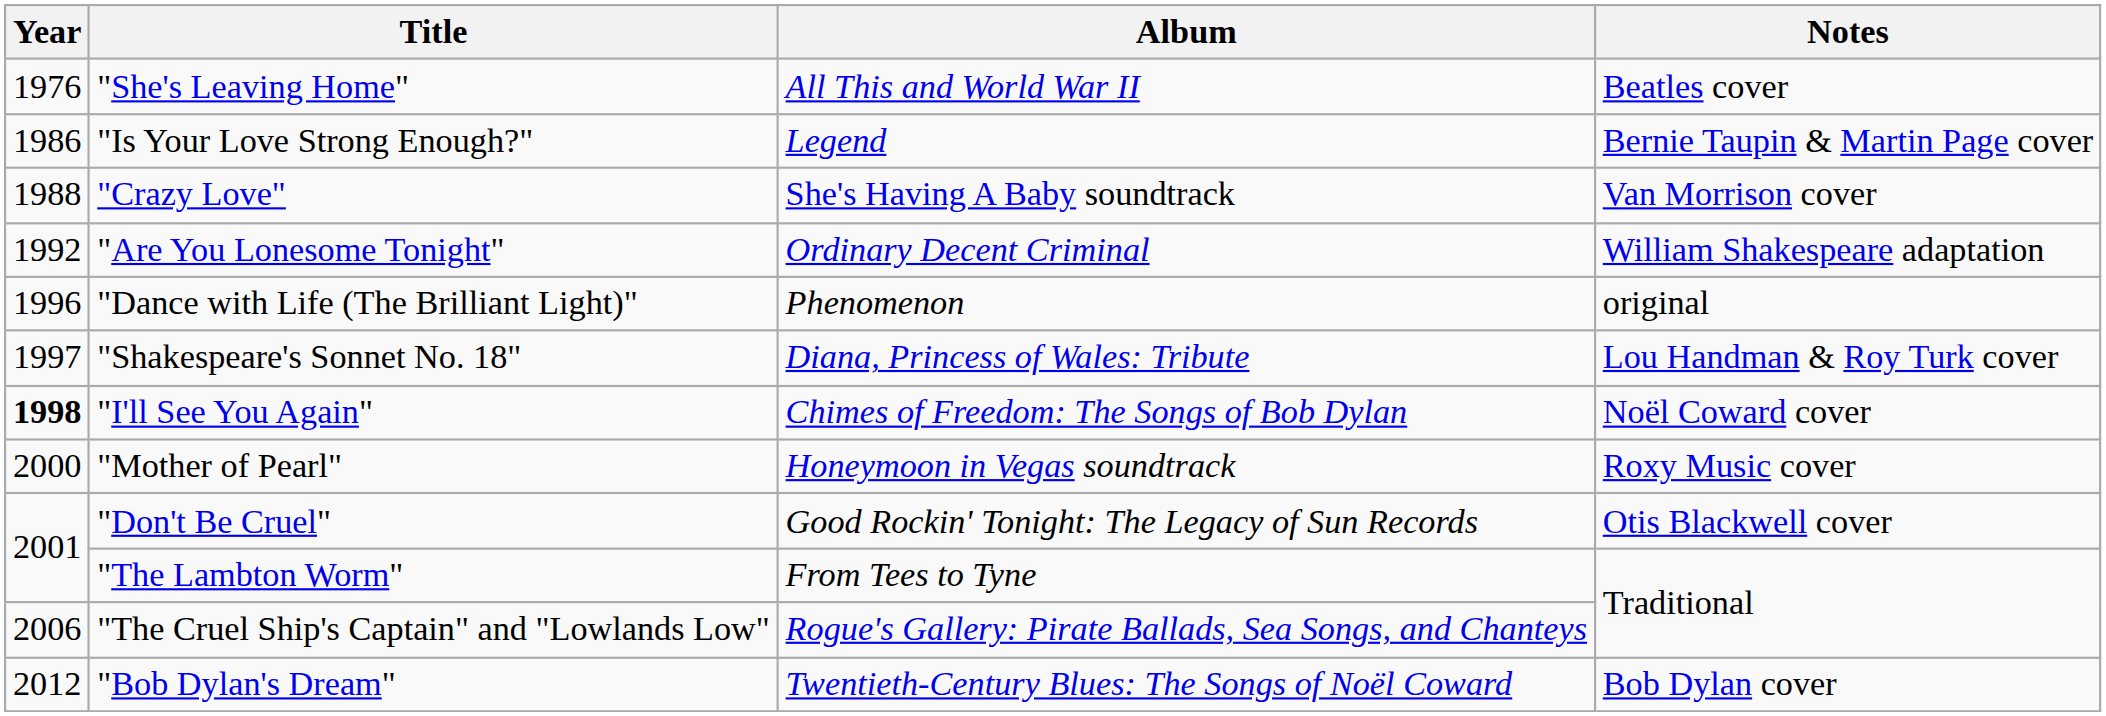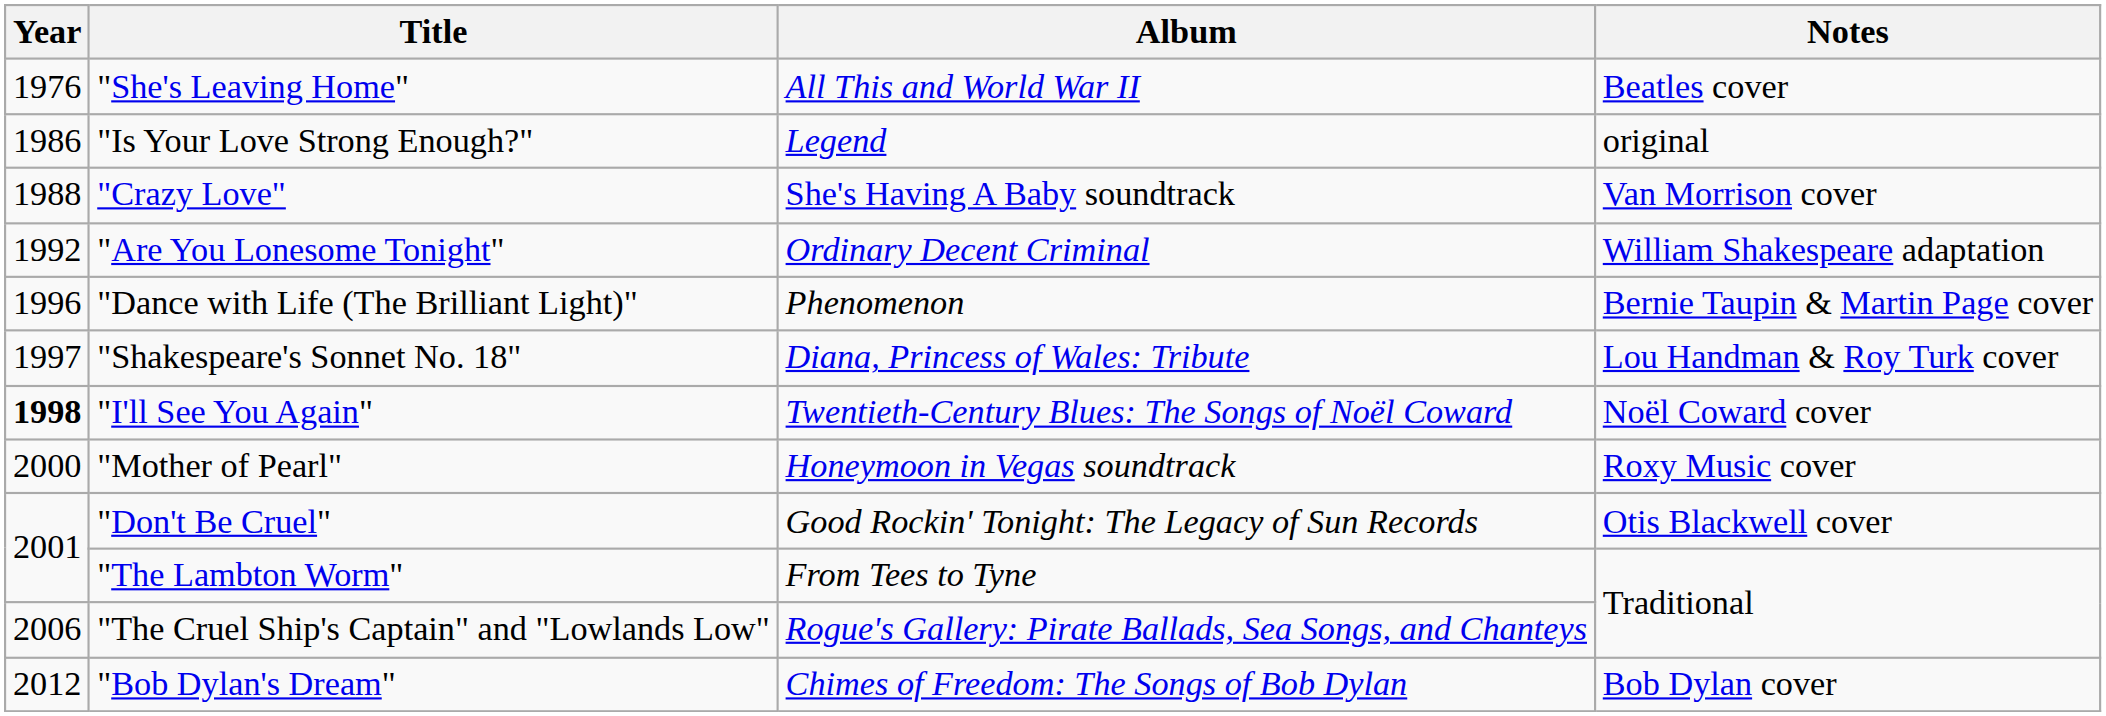(1848, 140) Bernie Taupin & Martin Page cover -> (1656, 140) original
(1656, 303) original -> (1848, 303) Bernie Taupin & Martin Page cover
(1096, 411) Chimes of Freedom: The Songs of Bob Dylan -> (1149, 411) Twentieth-Century Blues: The Songs of Noël Coward
(1149, 683) Twentieth-Century Blues: The Songs of Noël Coward -> (1096, 683) Chimes of Freedom: The Songs of Bob Dylan
